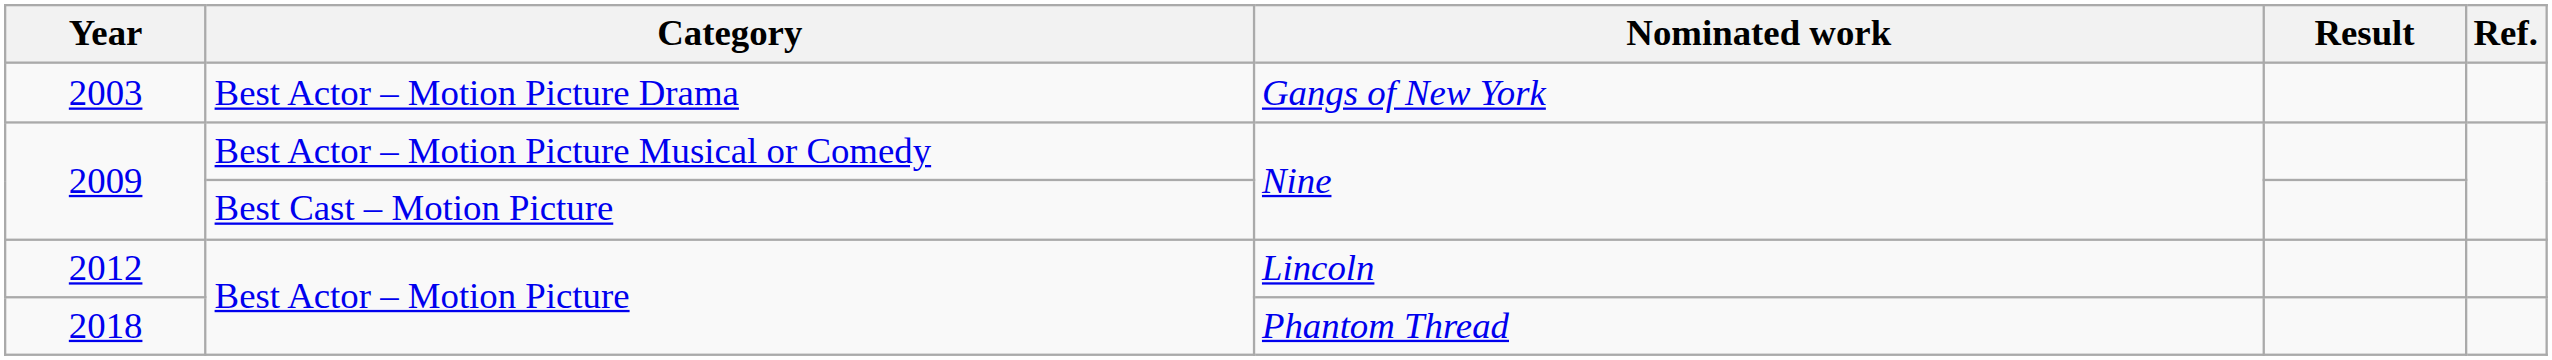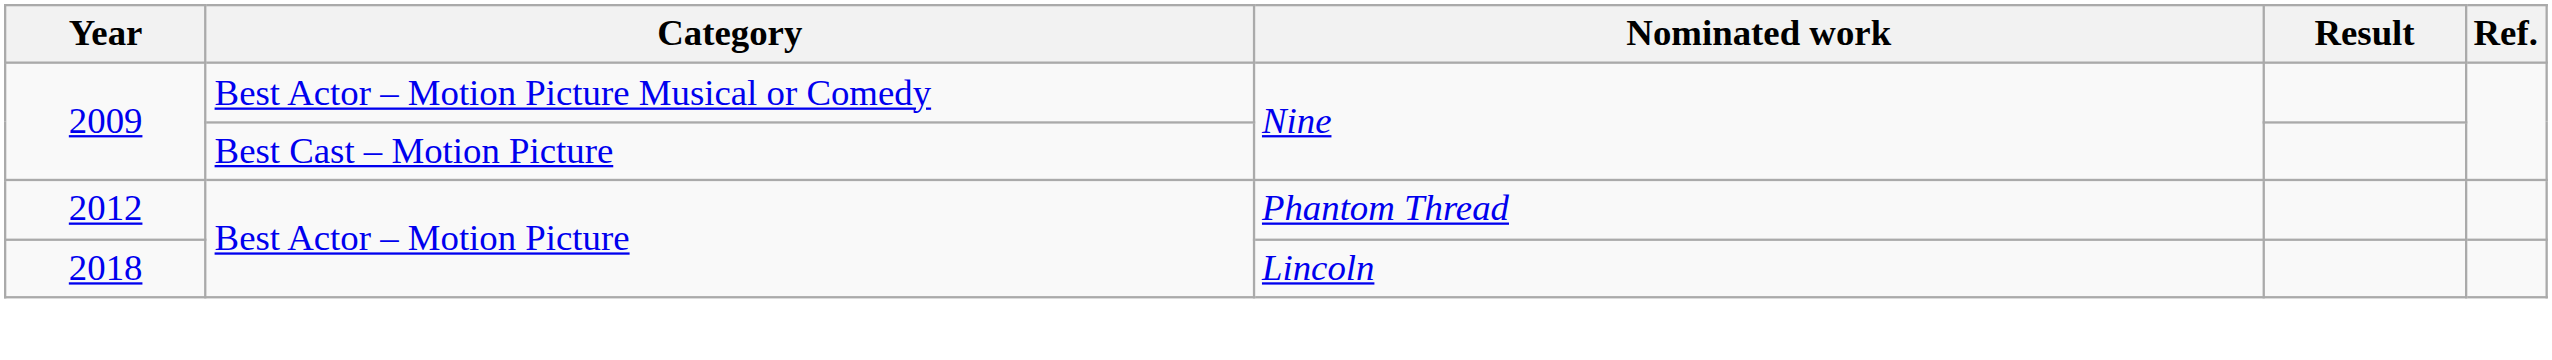- row: (106, 92)
(1318, 267) Lincoln -> (1385, 208) Phantom Thread
(1385, 325) Phantom Thread -> (1318, 267) Lincoln
